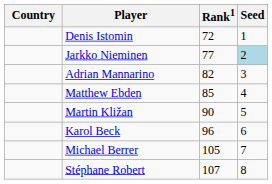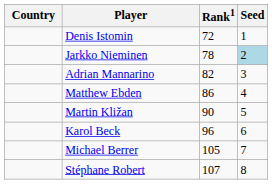(208, 55) 77 -> (208, 55) 78
(208, 93) 85 -> (208, 93) 86
